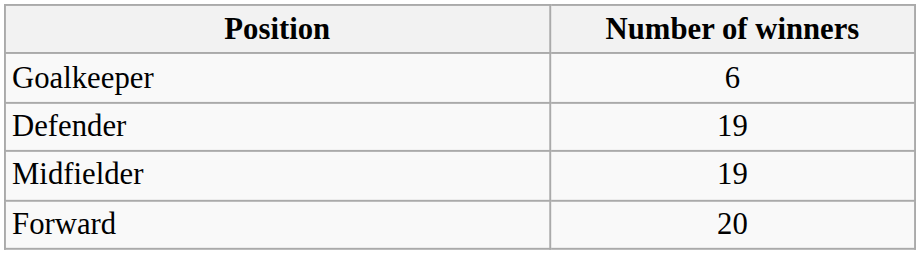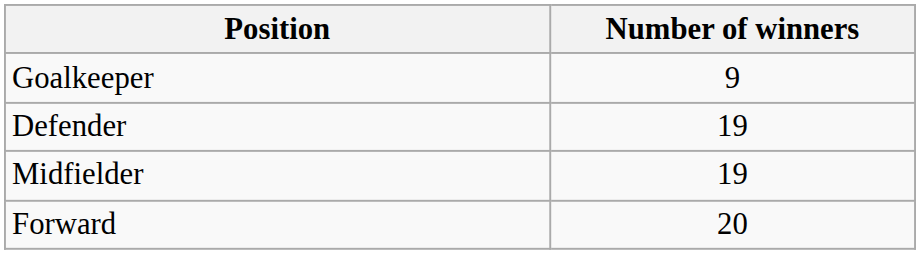(732, 77) 6 -> (732, 77) 9
